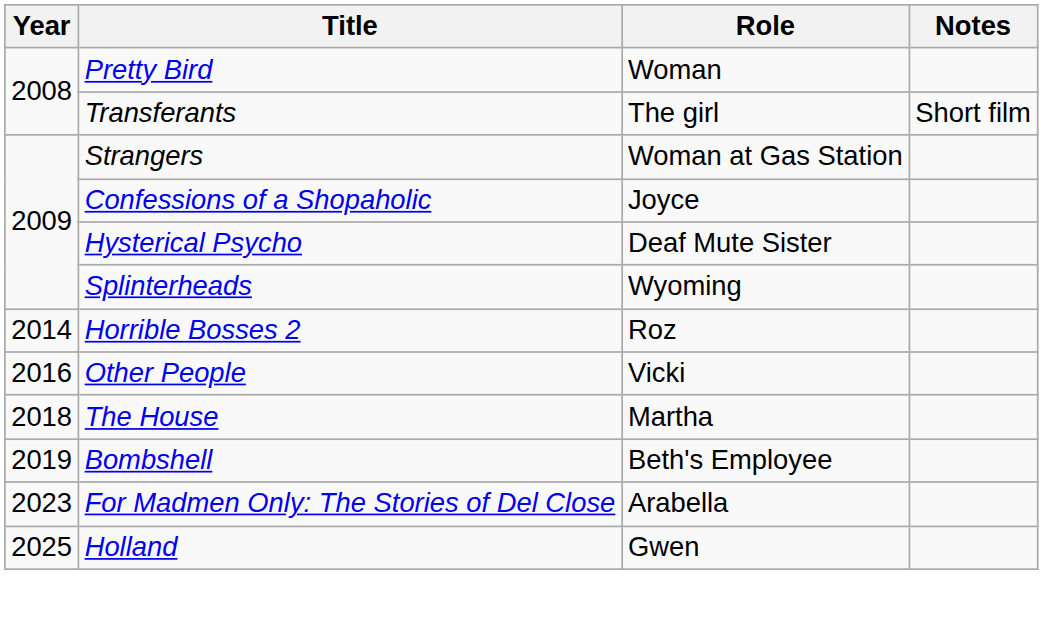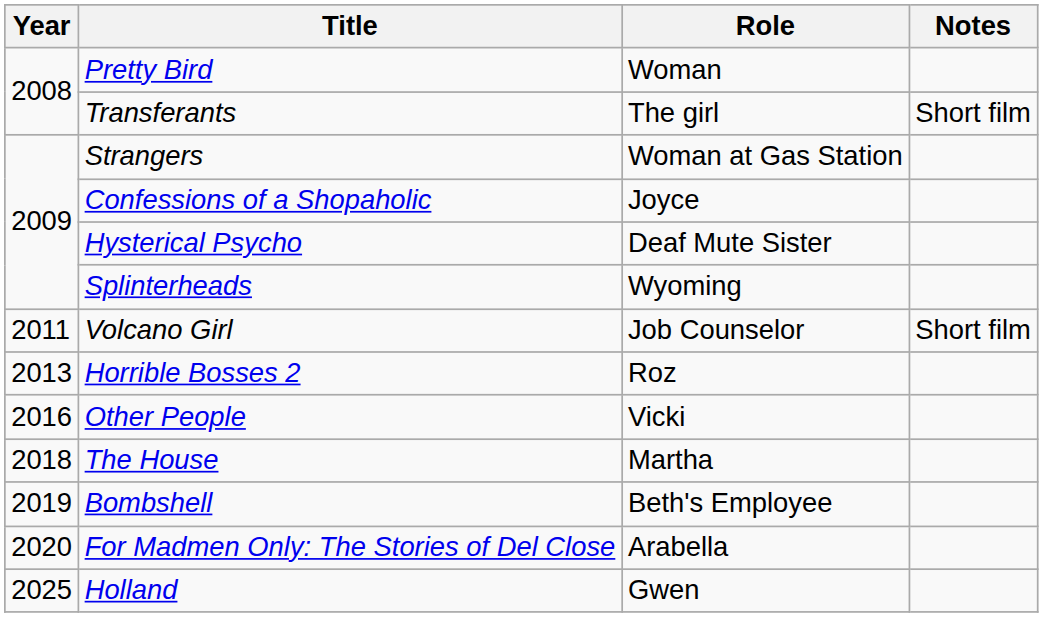+ row: (159, 329)
(42, 329) 2014 -> (42, 373) 2013
(42, 503) 2023 -> (42, 546) 2020
